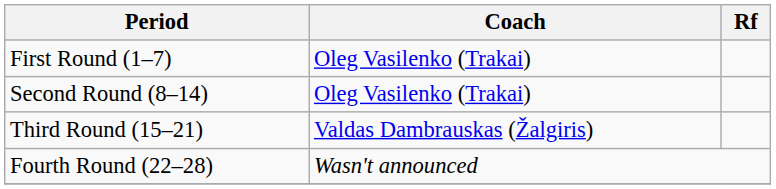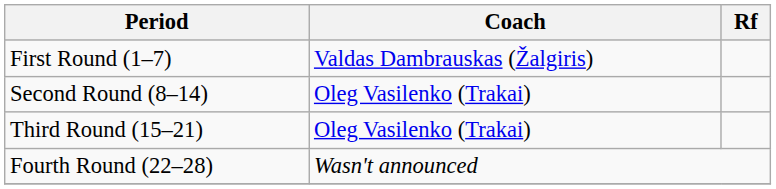(422, 58) Oleg Vasilenko (Trakai) -> (454, 58) Valdas Dambrauskas (Žalgiris)
(454, 129) Valdas Dambrauskas (Žalgiris) -> (422, 129) Oleg Vasilenko (Trakai)
